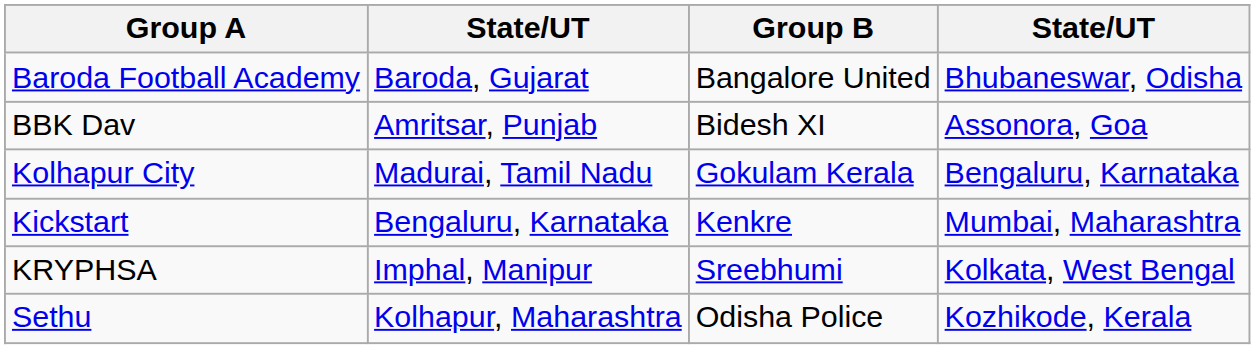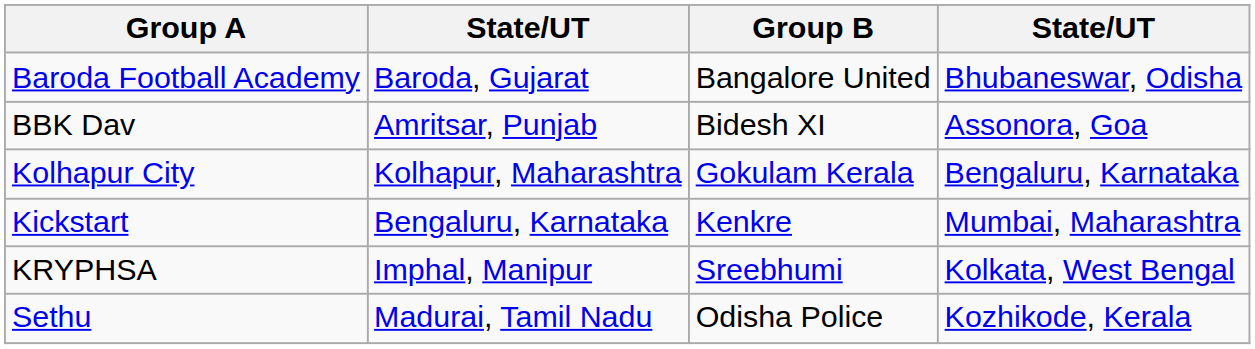(513, 173) Madurai, Tamil Nadu -> (528, 173) Kolhapur, Maharashtra
(528, 317) Kolhapur, Maharashtra -> (513, 317) Madurai, Tamil Nadu
